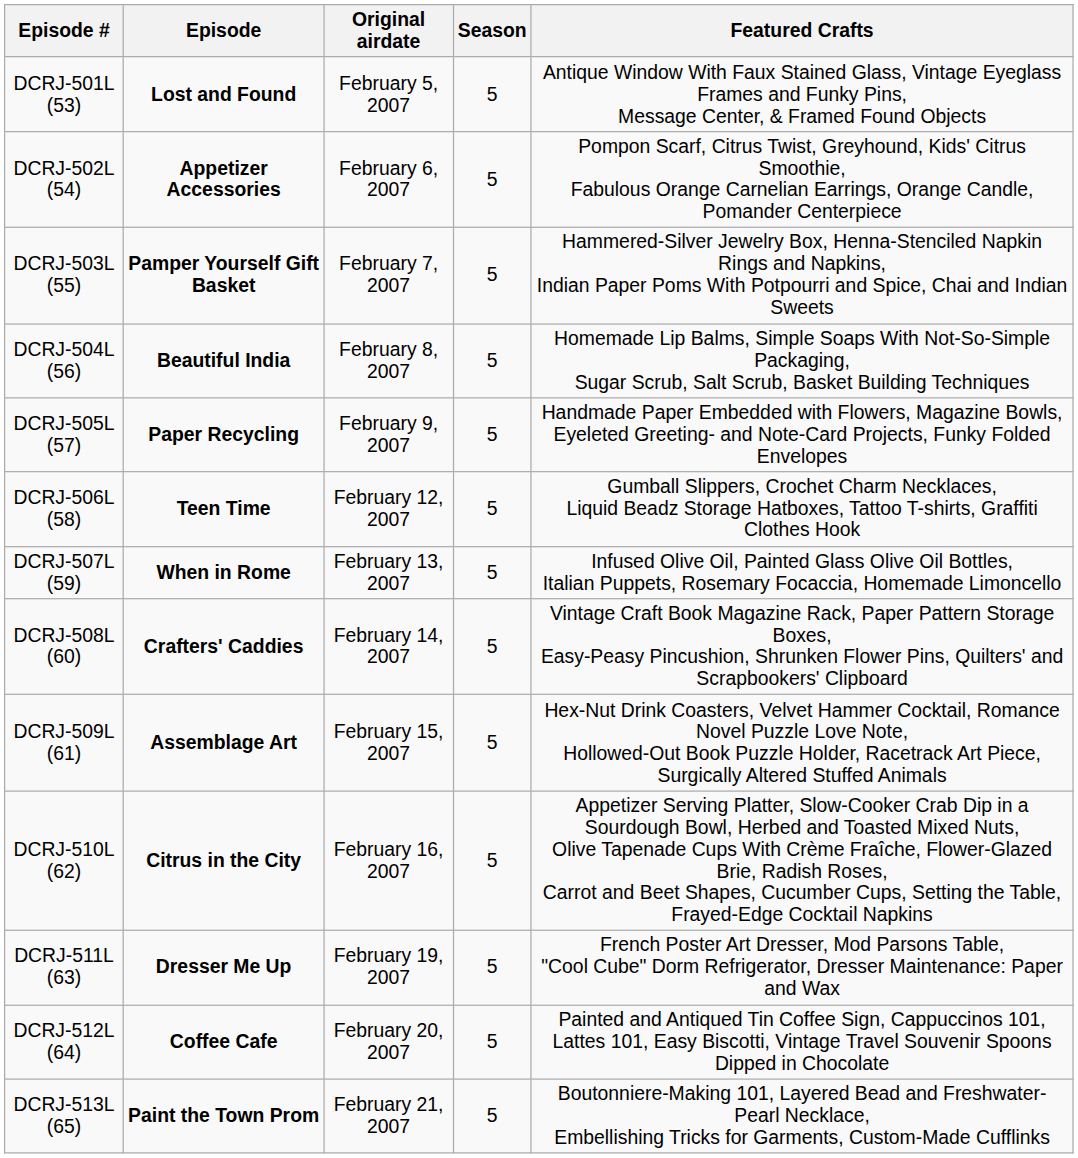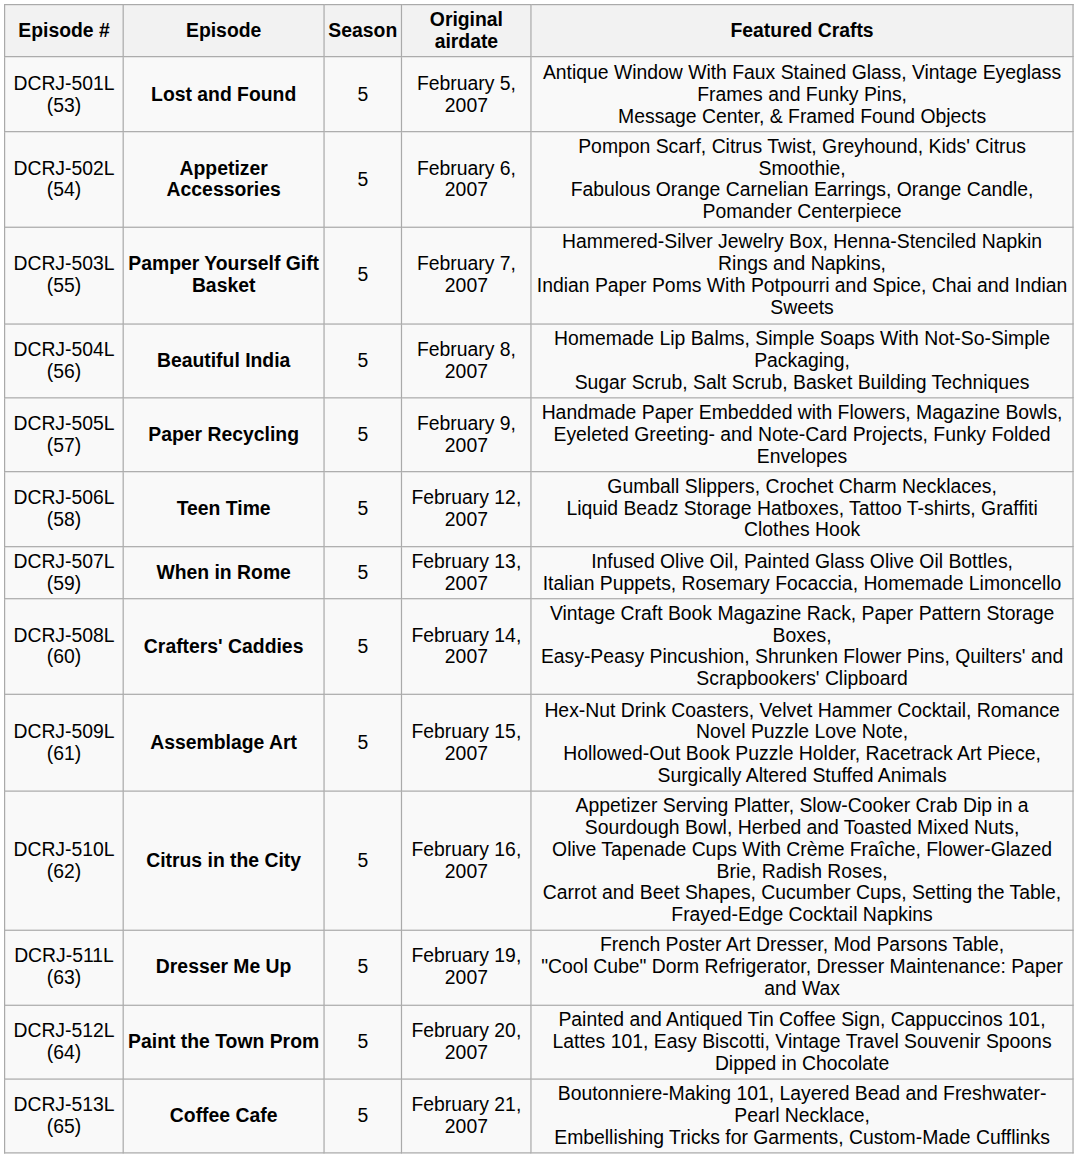columns swapped: (389, 30) <-> (492, 30)
(224, 1041) Coffee Cafe -> (224, 1041) Paint the Town Prom
(224, 1115) Paint the Town Prom -> (224, 1115) Coffee Cafe
